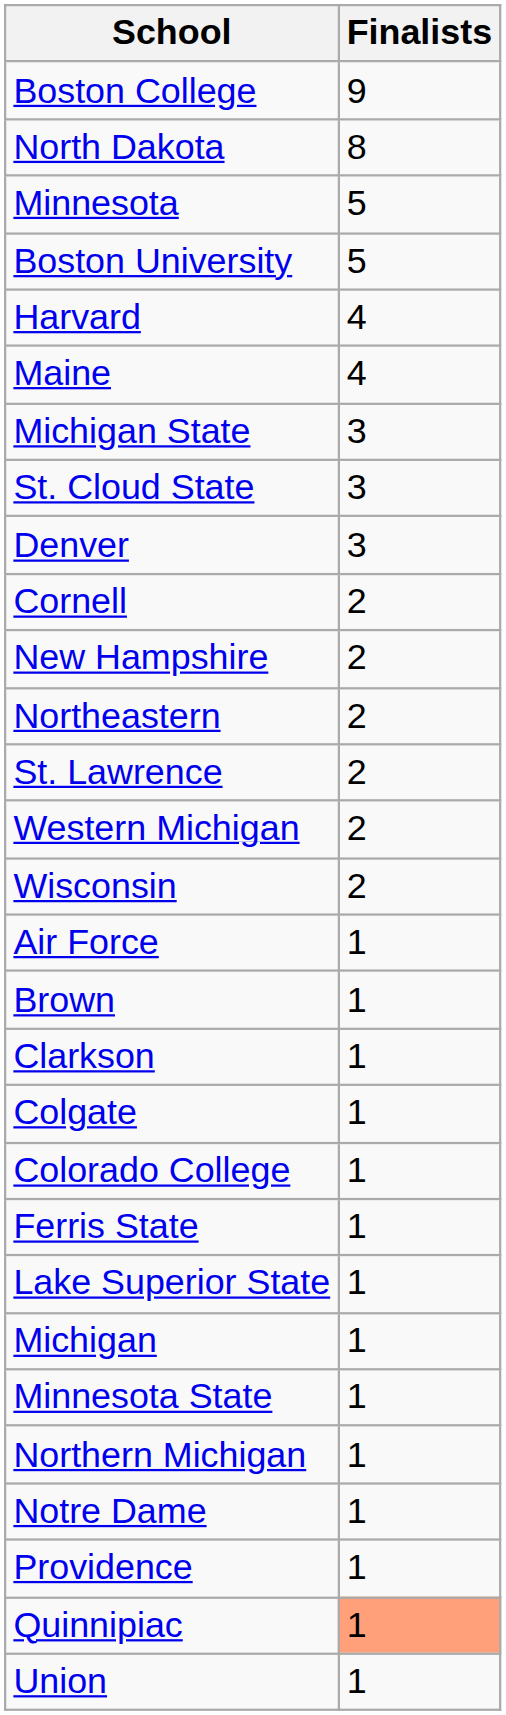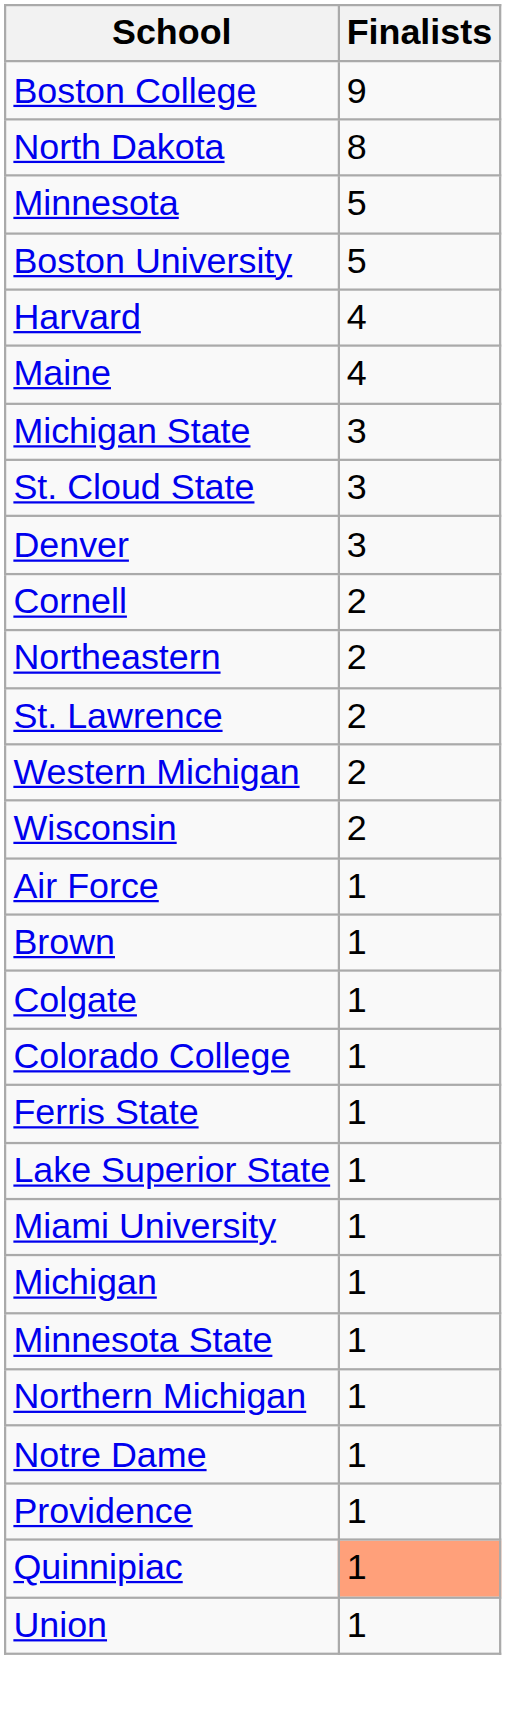- row: (141, 658)
- row: (84, 1056)
+ row: (145, 1226)
